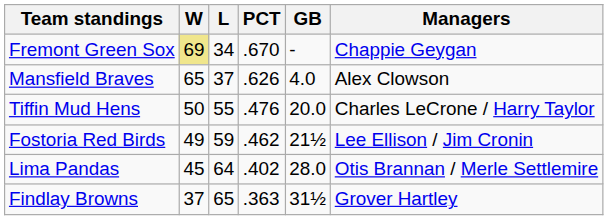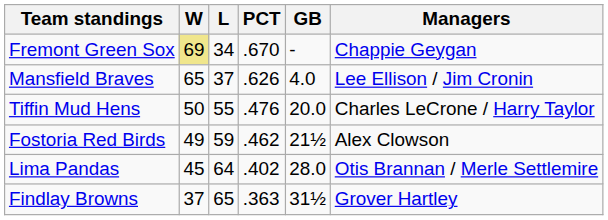(392, 79) Alex Clowson -> (434, 79) Lee Ellison / Jim Cronin
(434, 139) Lee Ellison / Jim Cronin -> (392, 139) Alex Clowson
